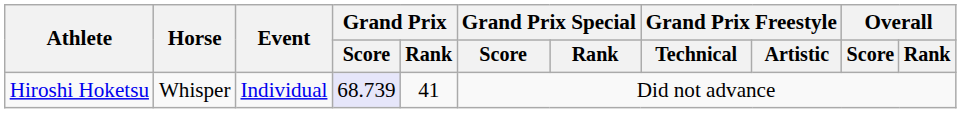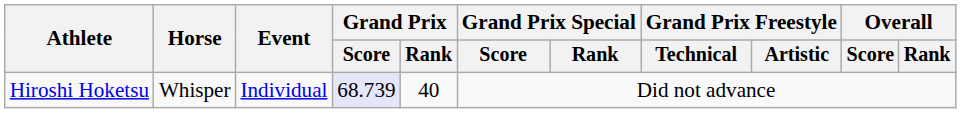(429, 90) 41 -> (429, 90) 40
